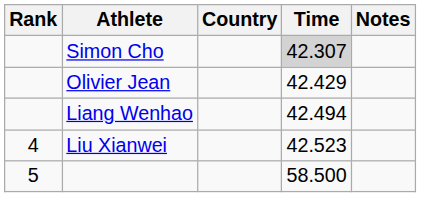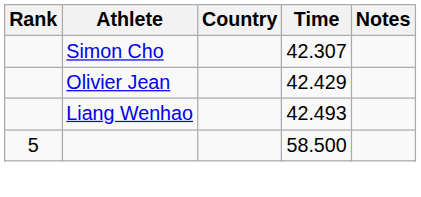(317, 51) lightgrey background -> (317, 51) no background
(317, 113) 42.494 -> (317, 113) 42.493
- row: (117, 144)
